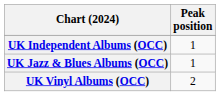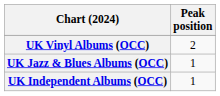rows swapped: (87, 44) <-> (87, 81)
